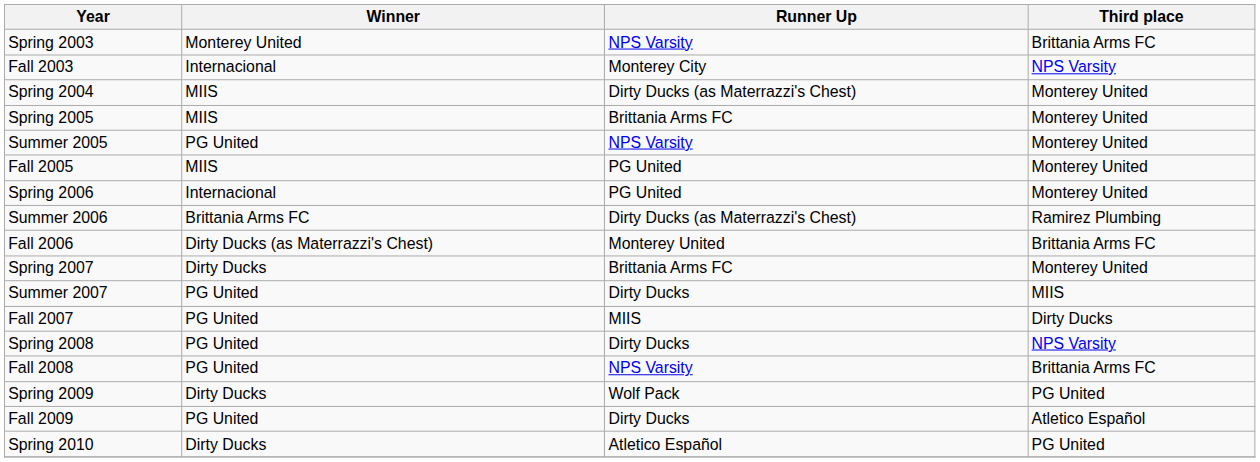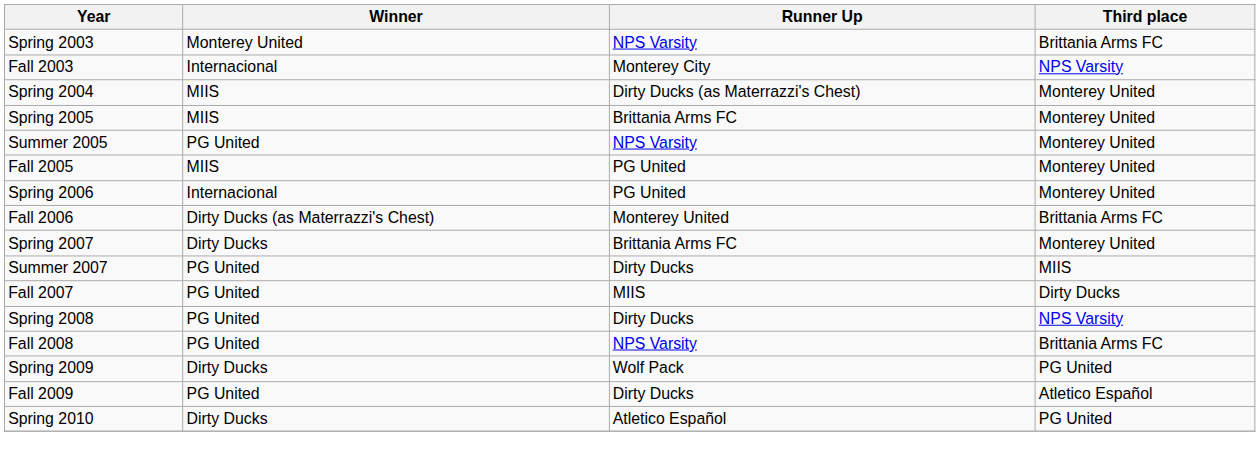- row: (58, 218)
